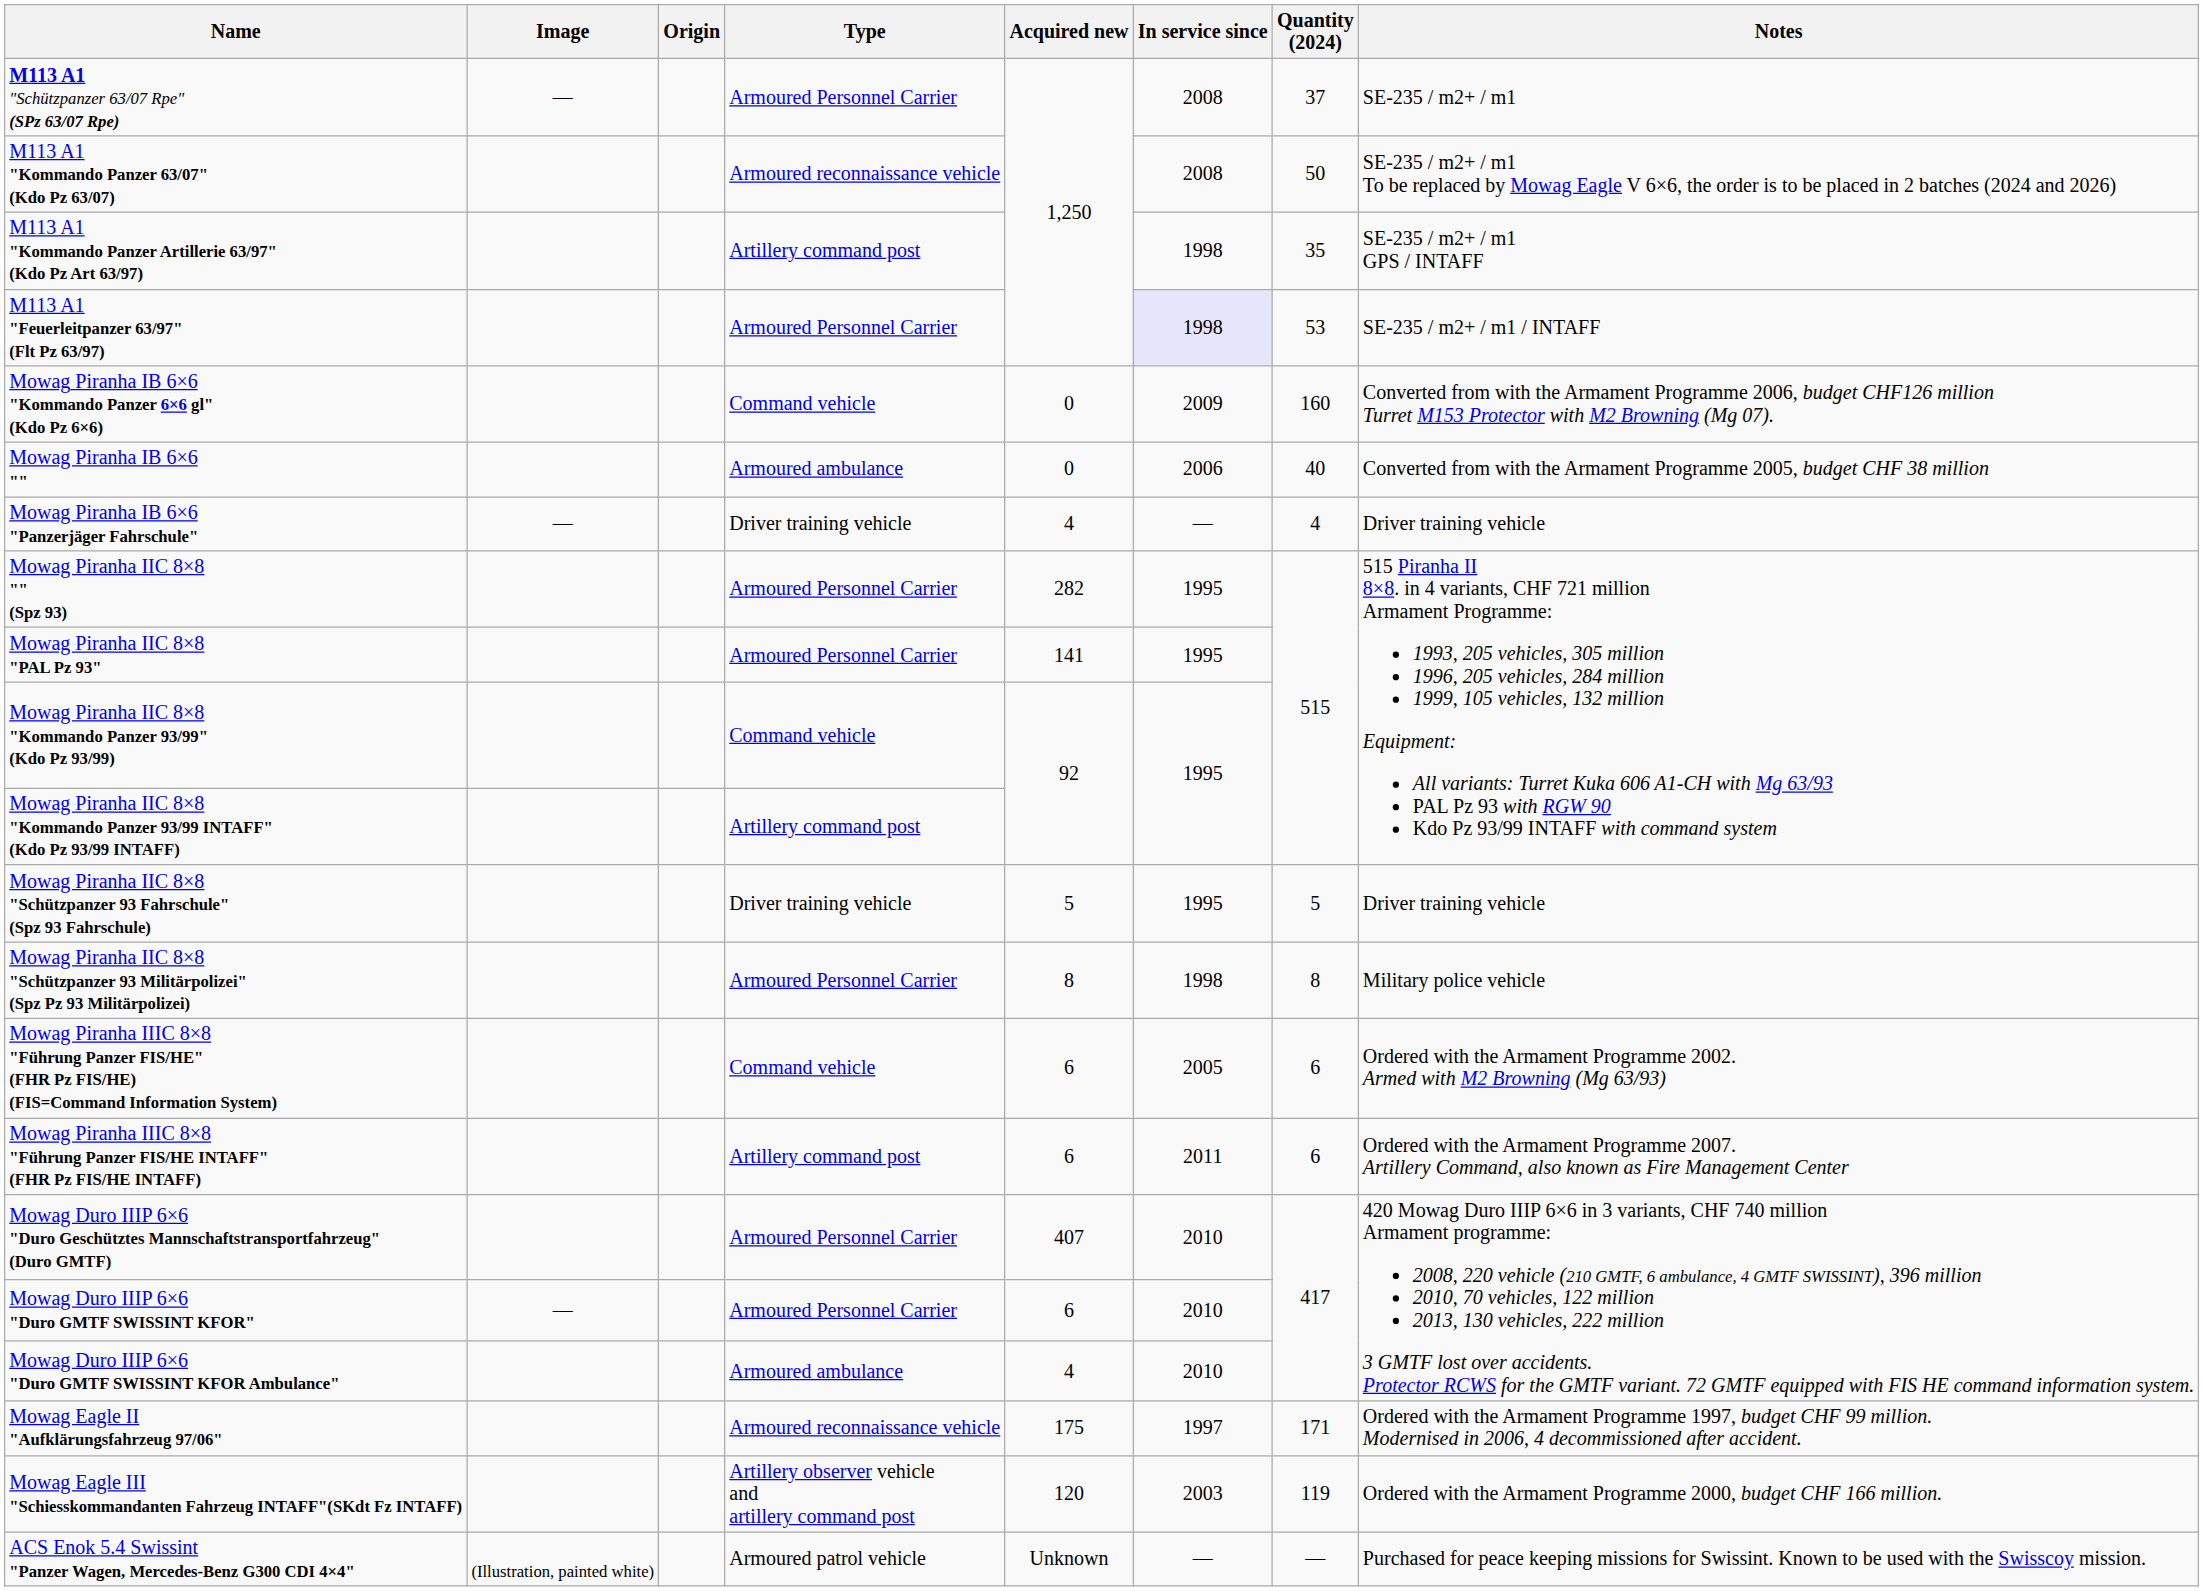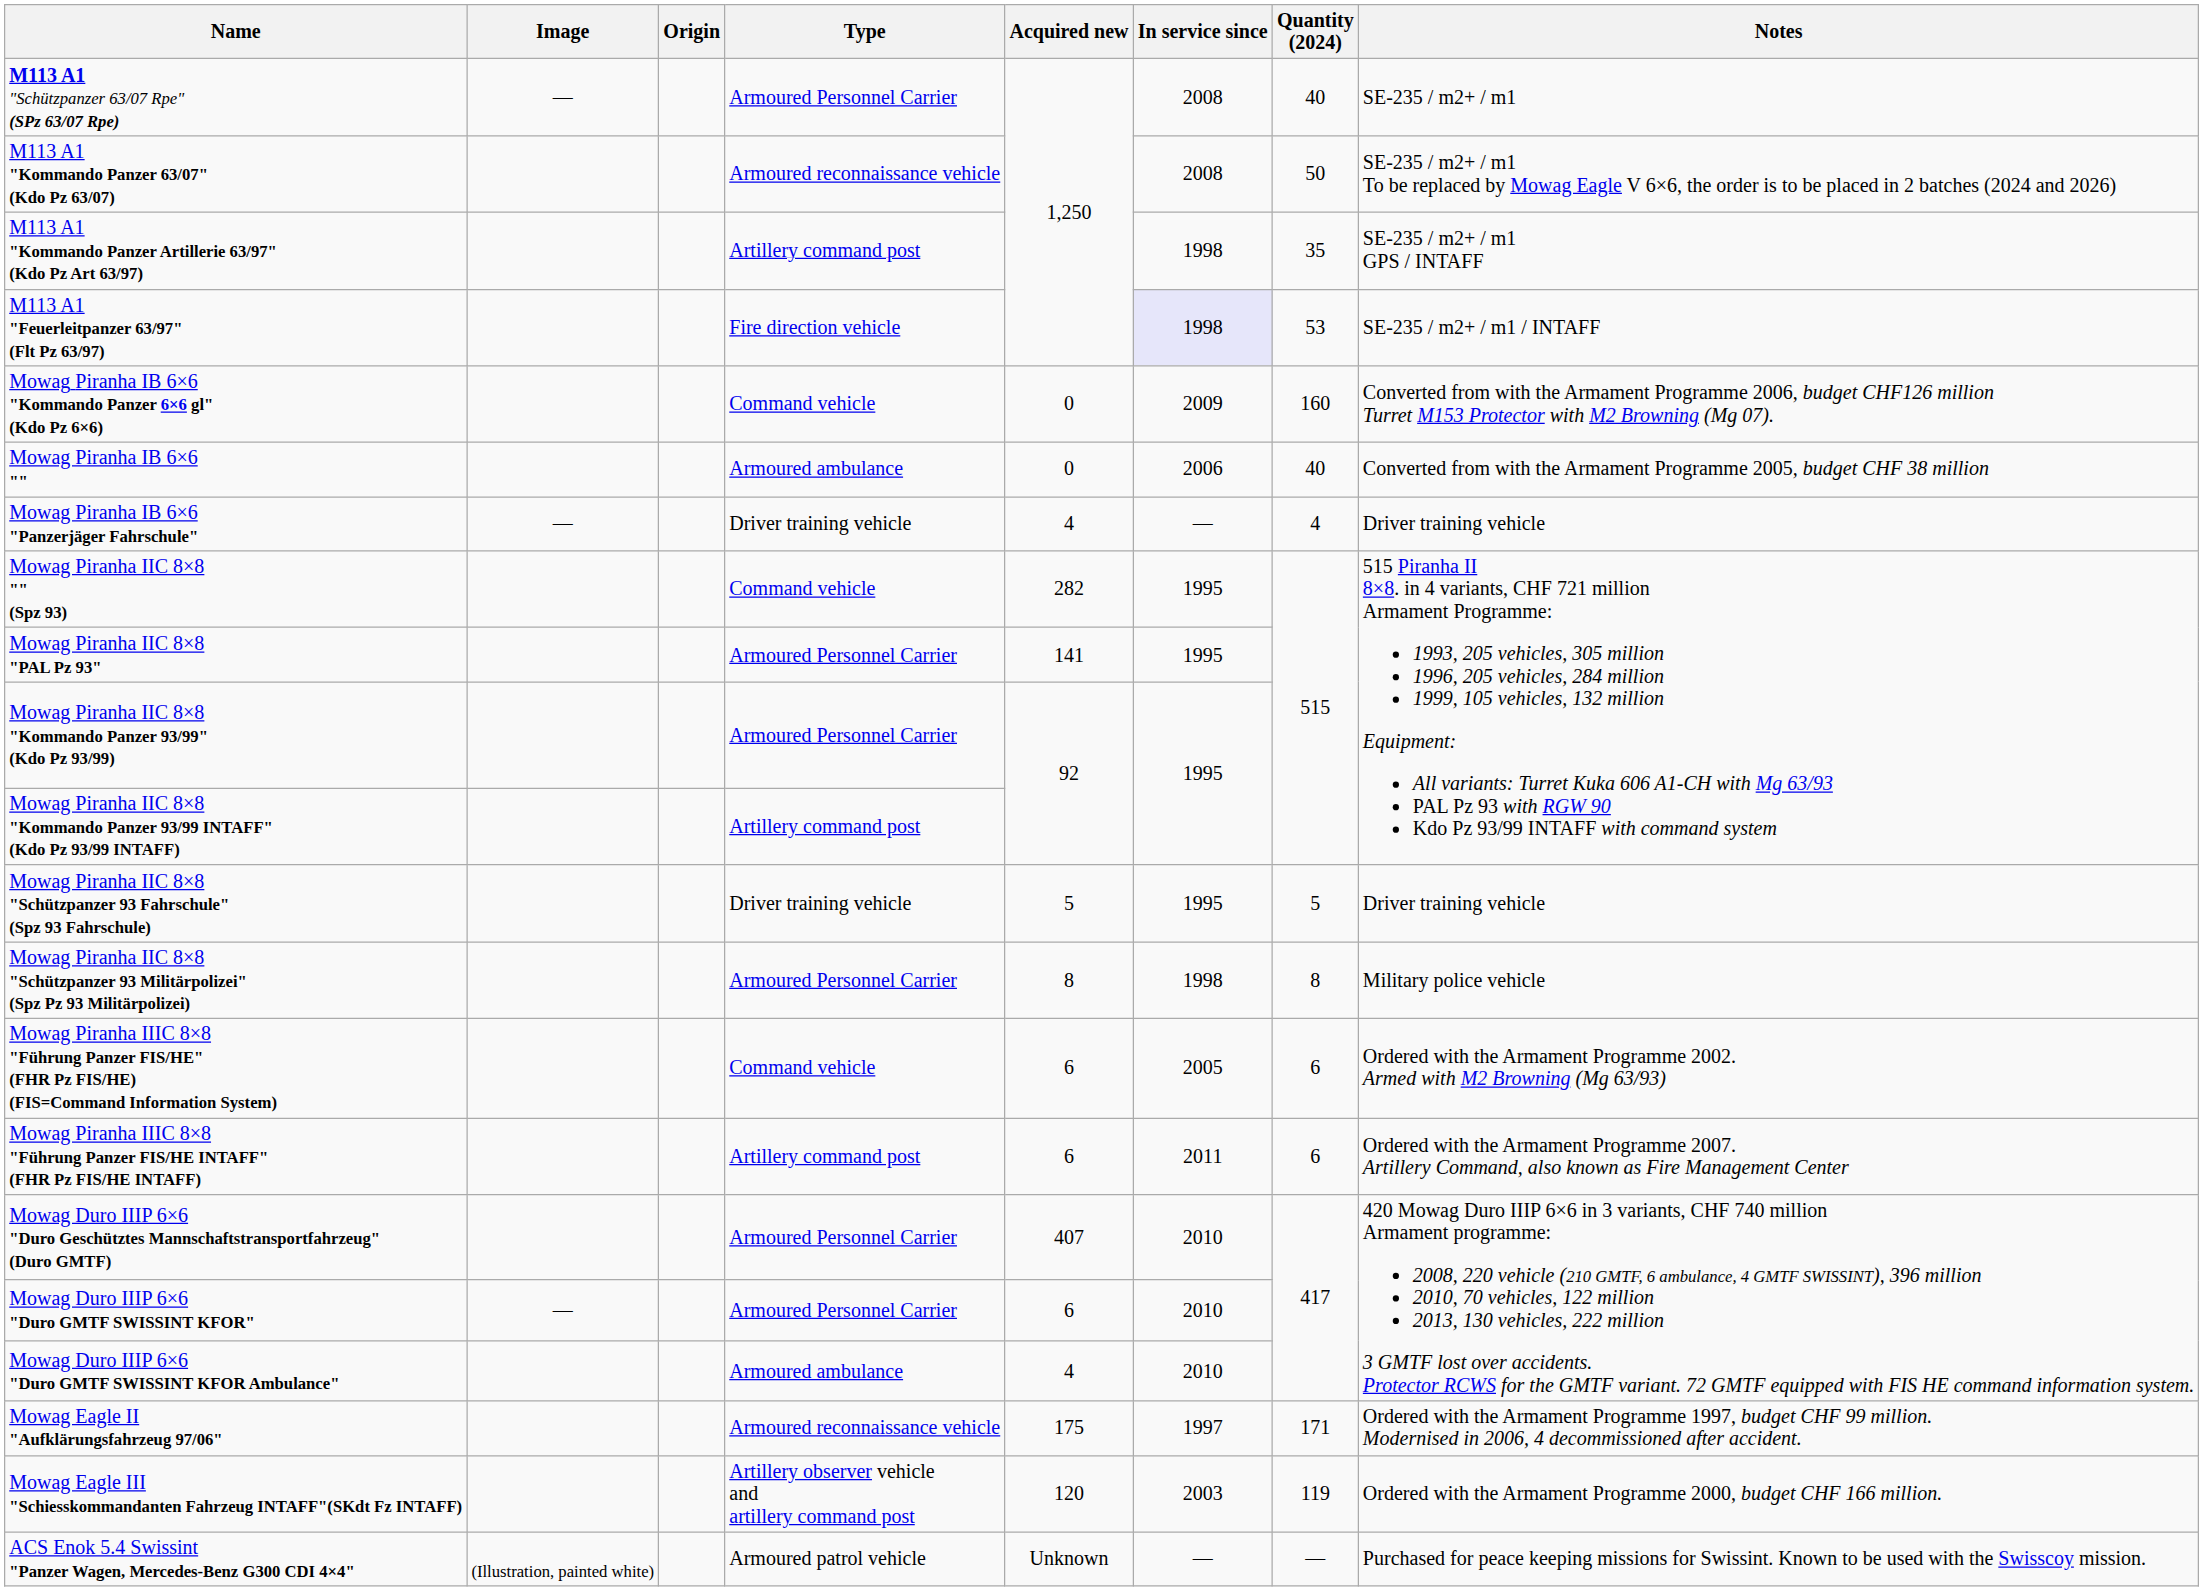(1315, 97) 37 -> (1315, 97) 40
(843, 327) Armoured Personnel Carrier -> (815, 327) Fire direction vehicle
(843, 589) Armoured Personnel Carrier -> (802, 589) Command vehicle
(802, 734) Command vehicle -> (843, 734) Armoured Personnel Carrier
